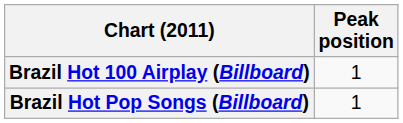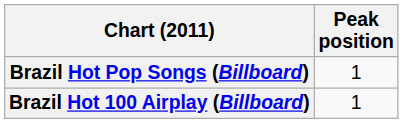rows swapped: (159, 72) <-> (159, 103)
